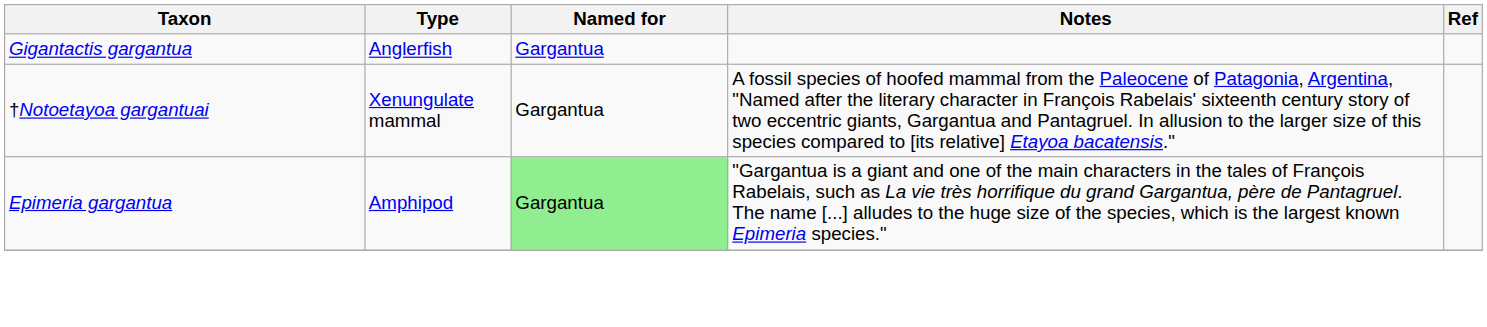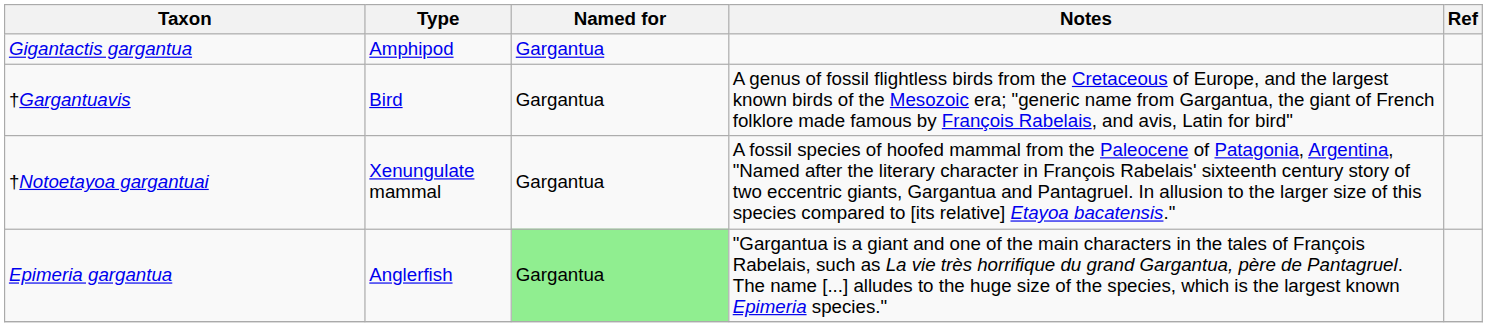(410, 49) Anglerfish -> (411, 49) Amphipod
+ row: (70, 99)
(411, 203) Amphipod -> (411, 274) Anglerfish
